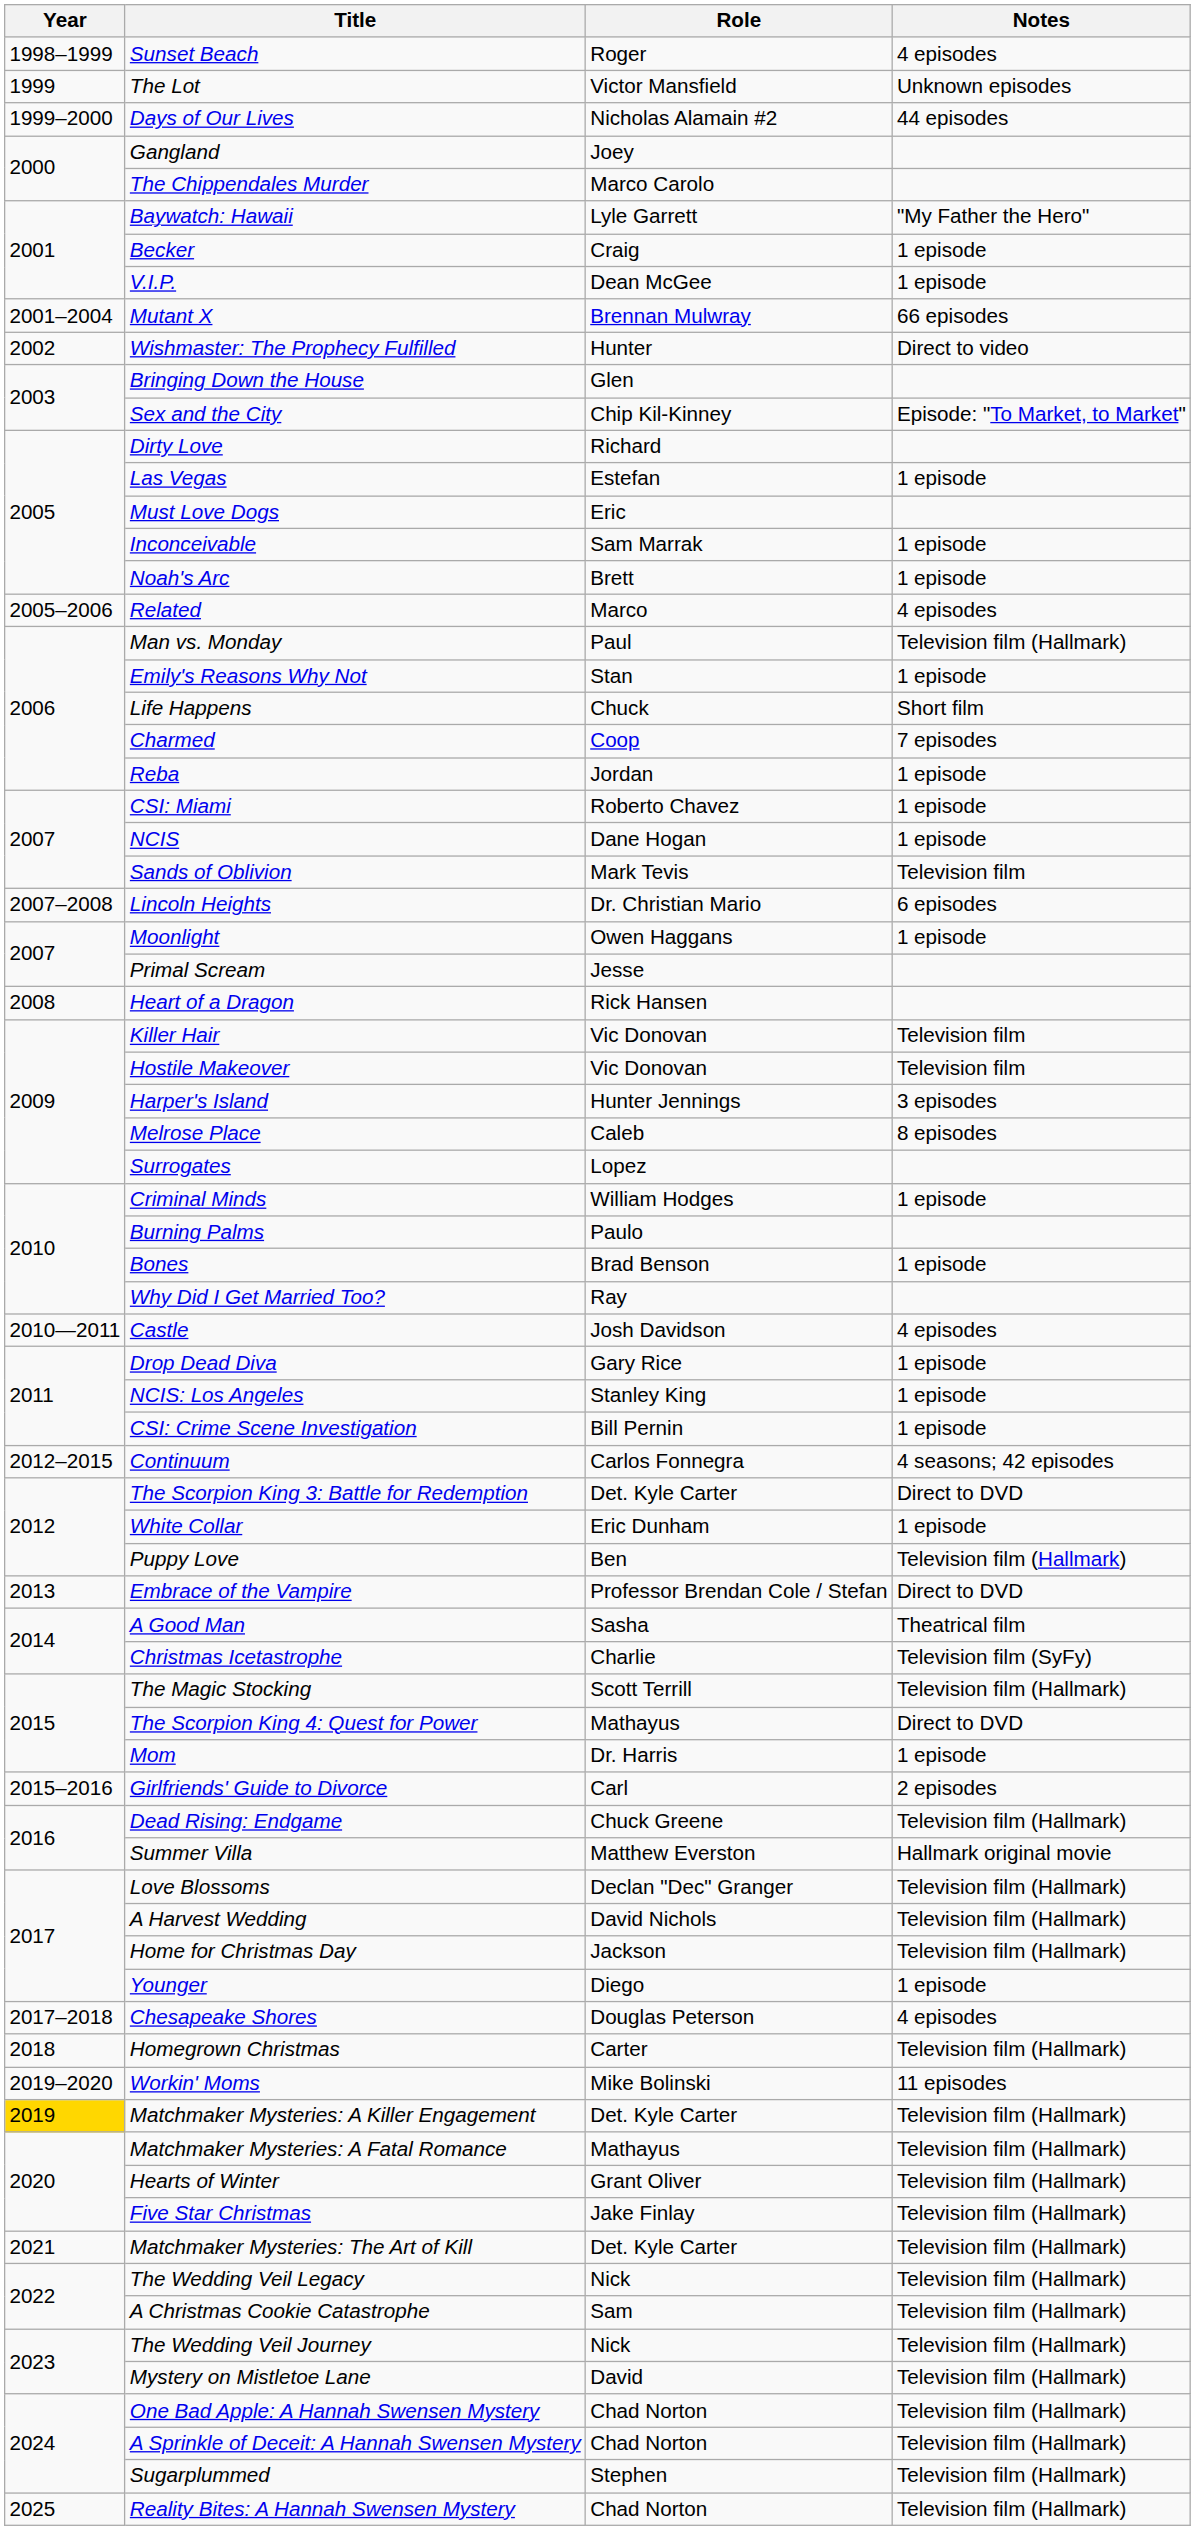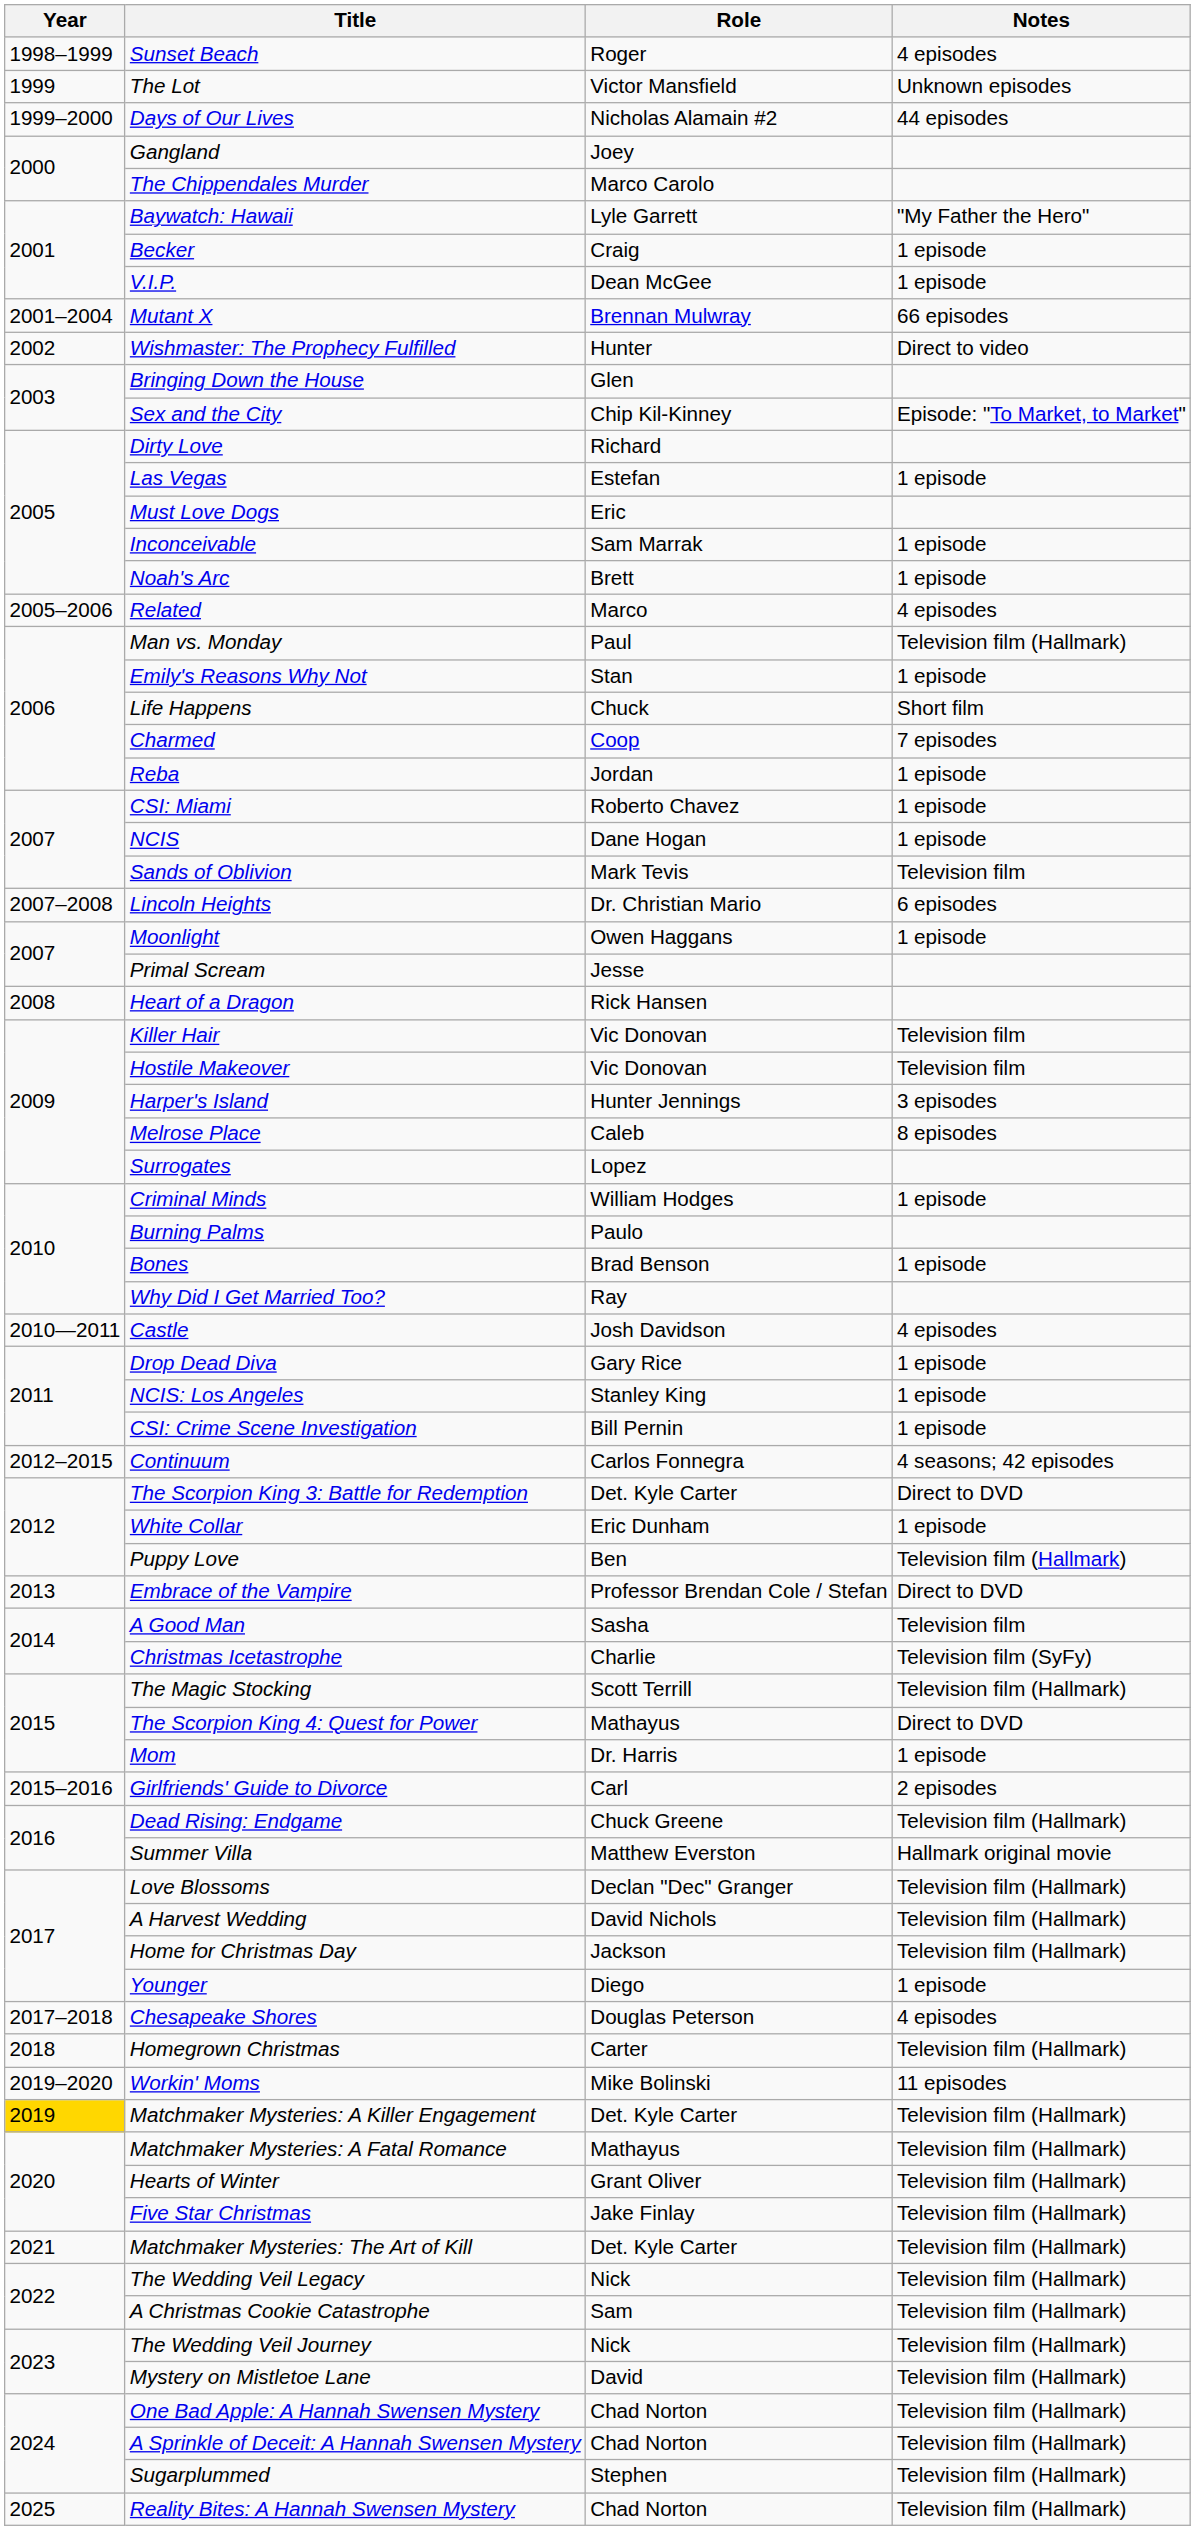(961, 1624) Theatrical film -> (961, 1624) Television film
